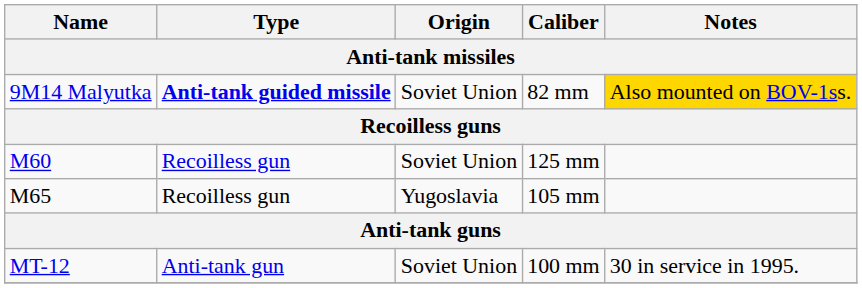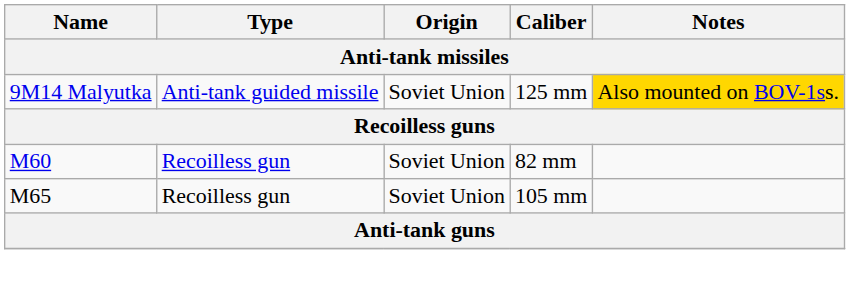(276, 91) bold -> (270, 91) normal
(558, 91) 82 mm -> (551, 91) 125 mm
(563, 160) 125 mm -> (546, 160) 82 mm
(449, 195) Yugoslavia -> (447, 195) Soviet Union
- row: (40, 265)
